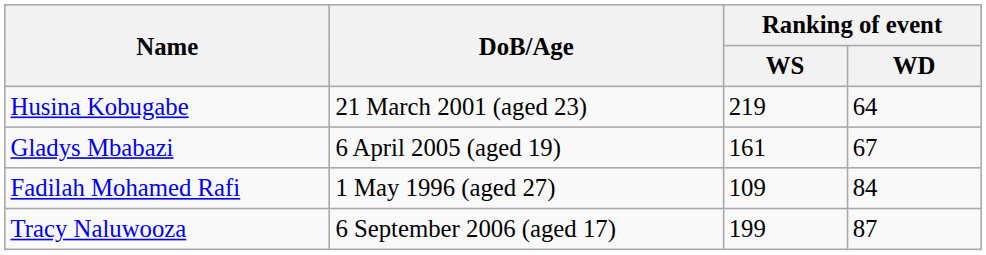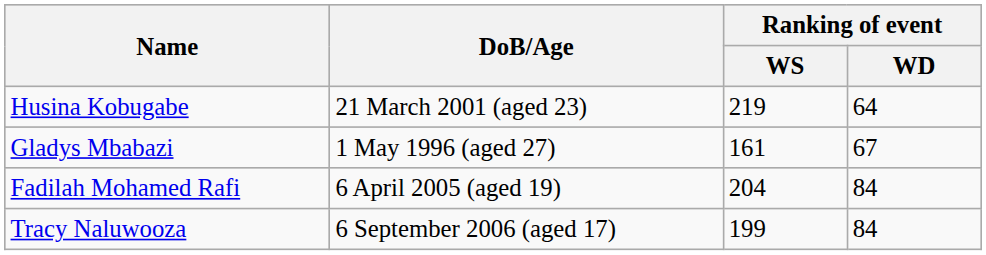(448, 147) 6 April 2005 (aged 19) -> (445, 147) 1 May 1996 (aged 27)
(445, 188) 1 May 1996 (aged 27) -> (448, 188) 6 April 2005 (aged 19)
(747, 188) 109 -> (747, 188) 204
(865, 229) 87 -> (865, 229) 84
